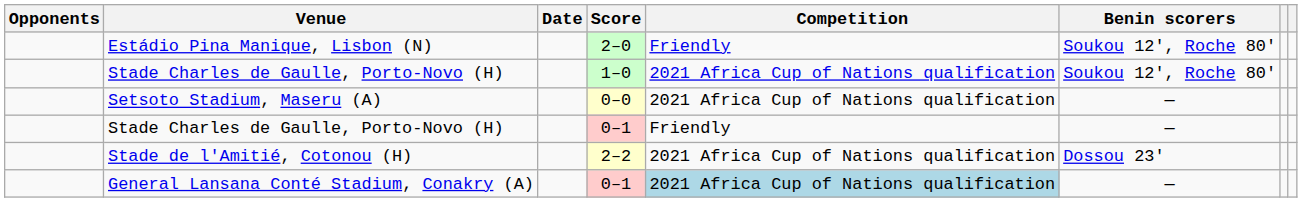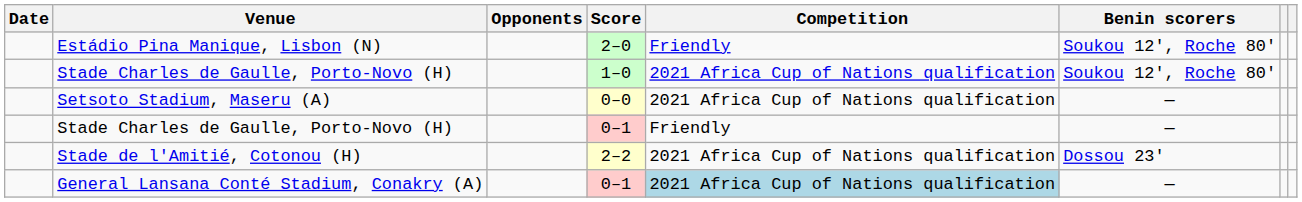columns swapped: (562, 18) <-> (54, 18)
